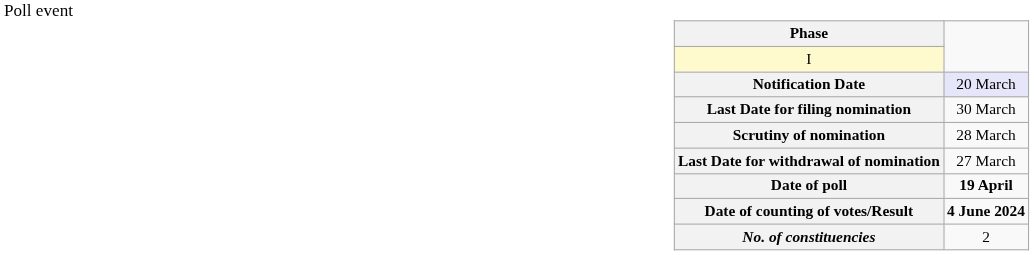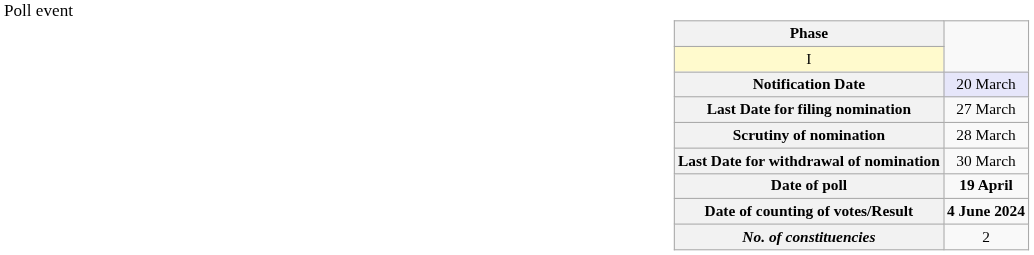(986, 109) 30 March -> (986, 109) 27 March
(986, 160) 27 March -> (986, 160) 30 March
